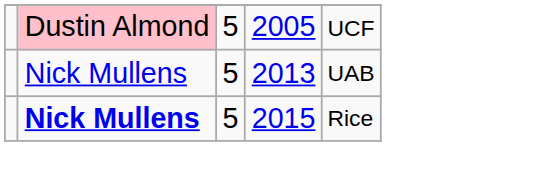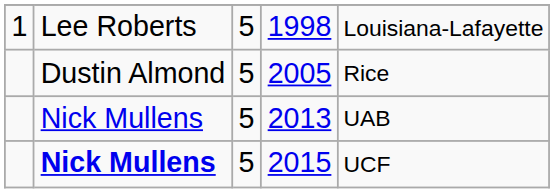+ row: (300, 27)
(117, 27) pink background -> (133, 72) no background
(351, 28) UCF -> (366, 73) Rice
(350, 118) Rice -> (367, 164) UCF
